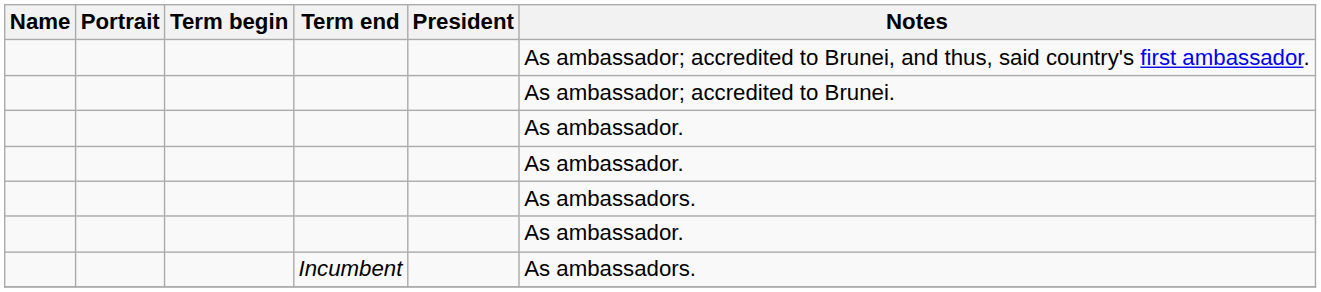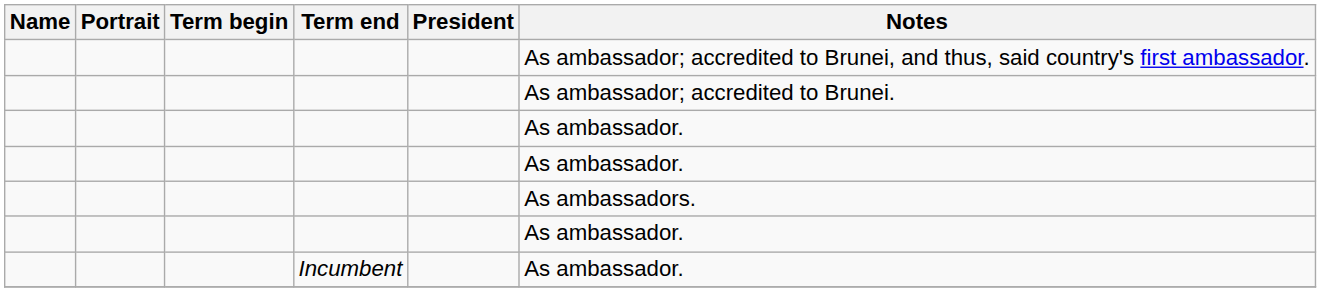(610, 269) As ambassadors. -> (604, 269) As ambassador.
